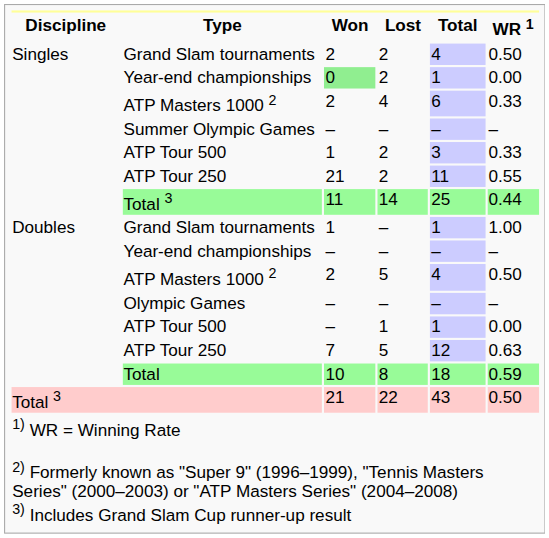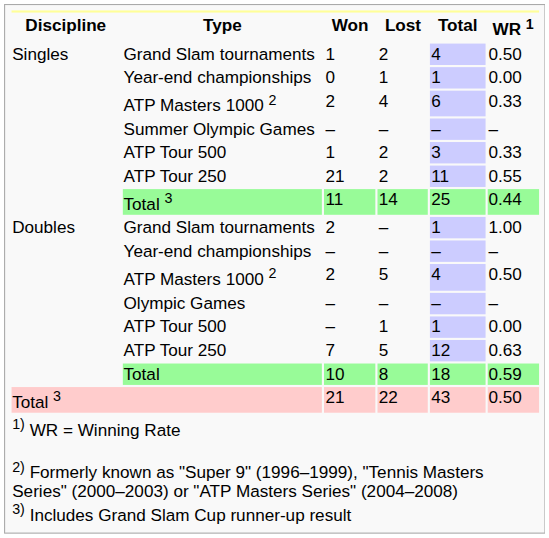(330, 53) 2 -> (330, 53) 1
(330, 77) lightgreen background -> (330, 77) no background
(384, 77) 2 -> (384, 77) 1
(330, 227) 1 -> (330, 227) 2
